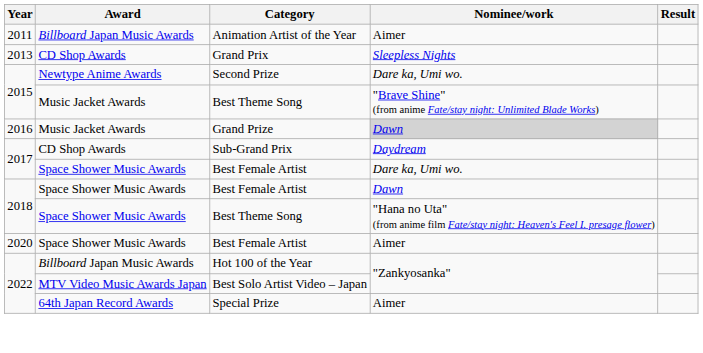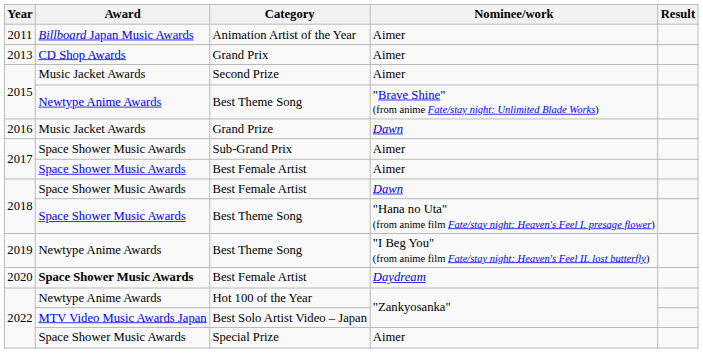(414, 54) Sleepless Nights -> (389, 54) Aimer
(100, 74) Newtype Anime Awards -> (92, 74) Music Jacket Awards
(418, 74) Dare ka, Umi wo. -> (389, 74) Aimer
(92, 101) Music Jacket Awards -> (100, 101) Newtype Anime Awards
(388, 128) lightgrey background -> (388, 128) no background
(82, 149) CD Shop Awards -> (112, 149) Space Shower Music Awards
(399, 149) Daydream -> (389, 149) Aimer
(418, 169) Dare ka, Umi wo. -> (389, 169) Aimer
+ row: (20, 250)
(112, 243) normal -> (116, 277) bold
(389, 243) Aimer -> (399, 277) Daydream
(116, 263) Billboard Japan Music Awards -> (100, 297) Newtype Anime Awards
(106, 303) 64th Japan Record Awards -> (112, 337) Space Shower Music Awards
